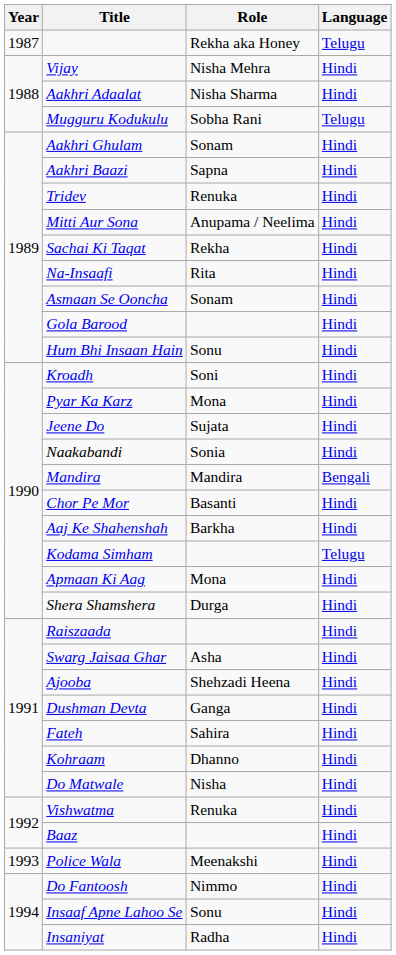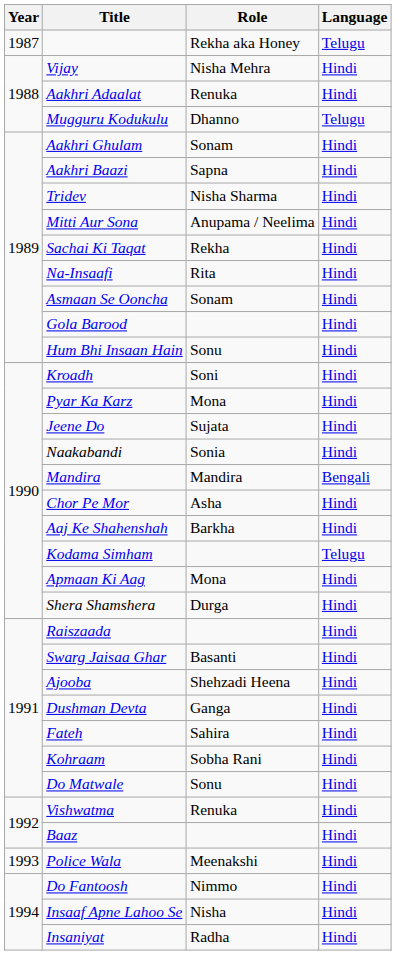(234, 94) Nisha Sharma -> (214, 94) Renuka
(226, 119) Sobha Rani -> (214, 119) Dhanno
(214, 196) Renuka -> (234, 196) Nisha Sharma
(213, 503) Basanti -> (206, 503) Asha
(206, 656) Asha -> (213, 656) Basanti
(214, 758) Dhanno -> (226, 758) Sobha Rani
(208, 784) Nisha -> (206, 784) Sonu
(206, 912) Sonu -> (208, 912) Nisha
